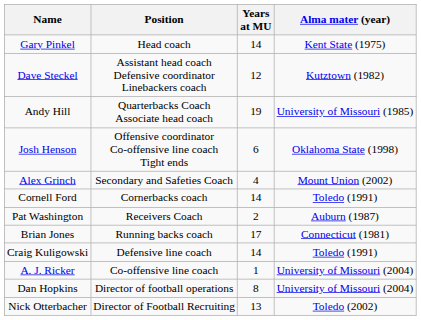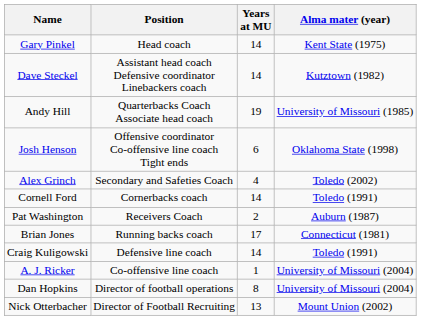(256, 75) 12 -> (256, 75) 14
(345, 180) Mount Union (2002) -> (345, 180) Toledo (2002)
(345, 306) Toledo (2002) -> (345, 306) Mount Union (2002)
